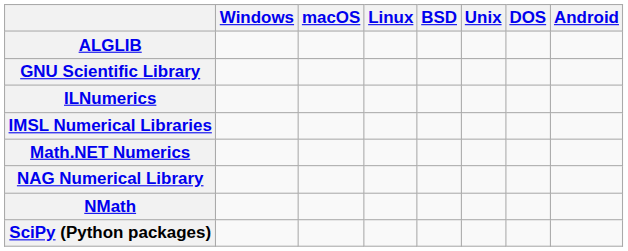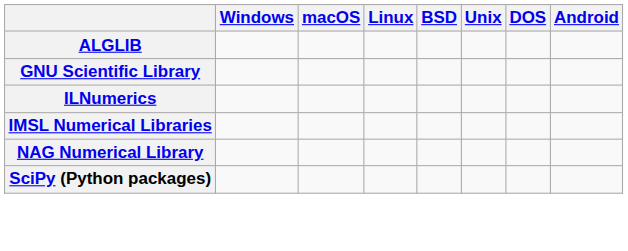- row: (110, 152)
- row: (110, 206)
